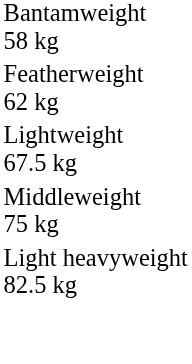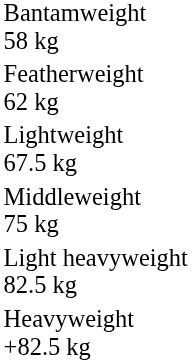+ row: (69, 332)
